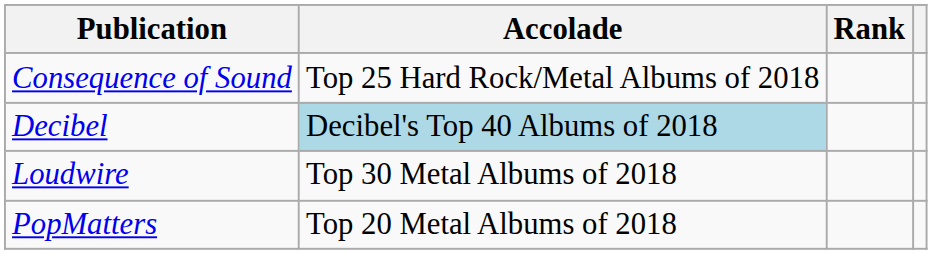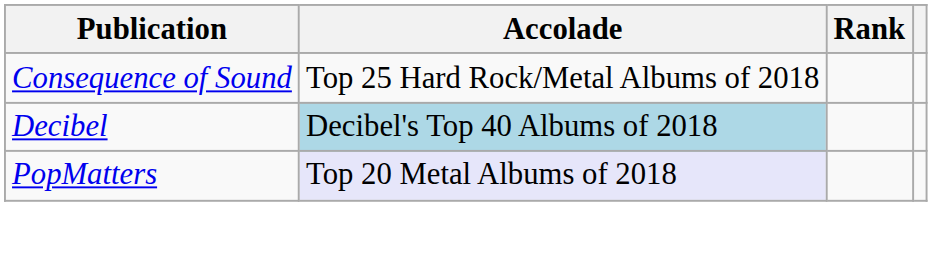- row: (70, 175)
(491, 223) no background -> (491, 175) lavender background
